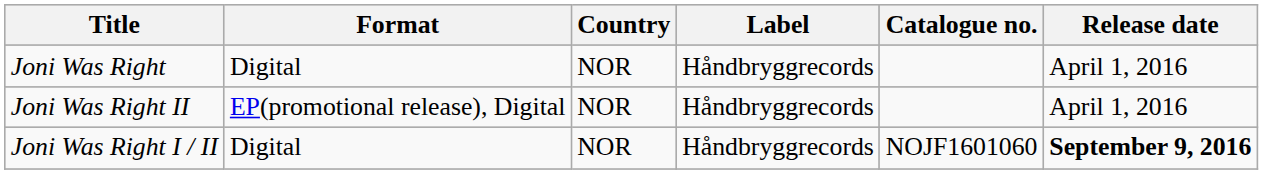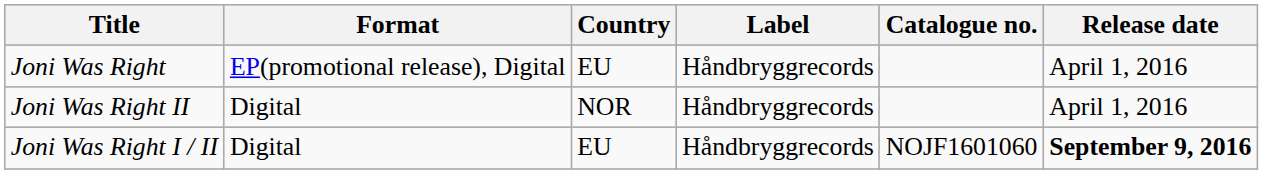(266, 65) Digital -> (398, 65) EP(promotional release), Digital
(604, 65) NOR -> (594, 65) EU
(398, 106) EP(promotional release), Digital -> (266, 106) Digital
(604, 147) NOR -> (594, 147) EU
